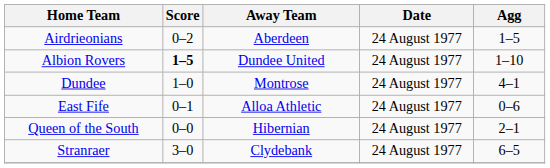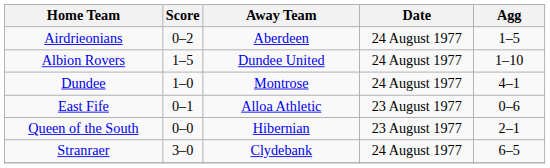(183, 60) bold -> (183, 60) normal
(417, 106) 24 August 1977 -> (417, 106) 23 August 1977
(417, 128) 24 August 1977 -> (417, 128) 23 August 1977
